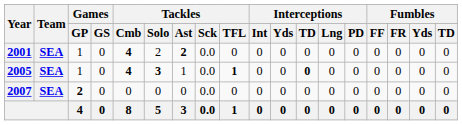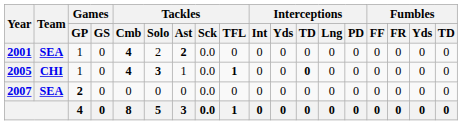(51, 71) SEA -> (51, 71) CHI
